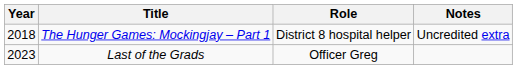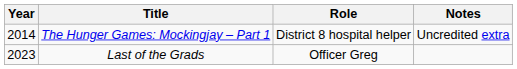(21, 34) 2018 -> (21, 34) 2014
